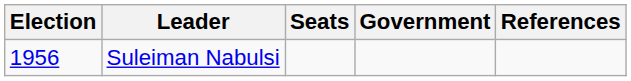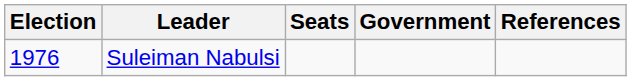(35, 57) 1956 -> (35, 57) 1976
